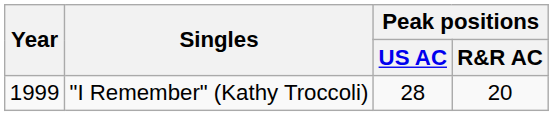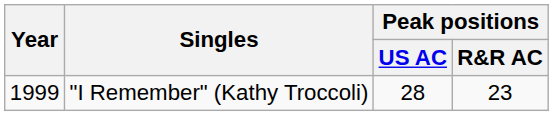(500, 92) 20 -> (500, 92) 23
